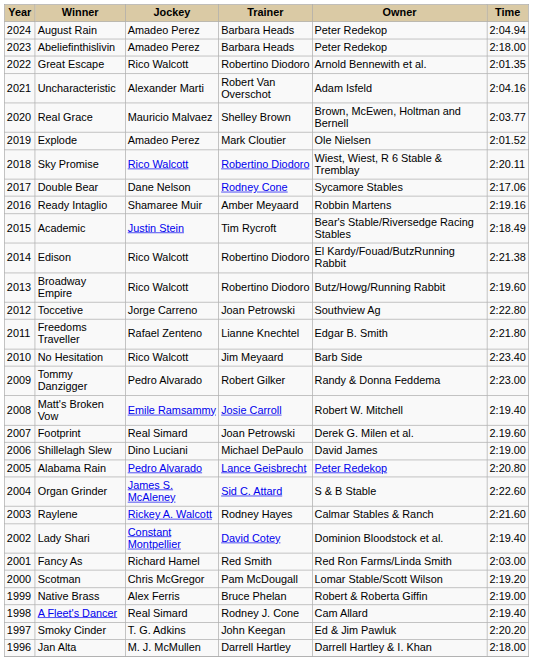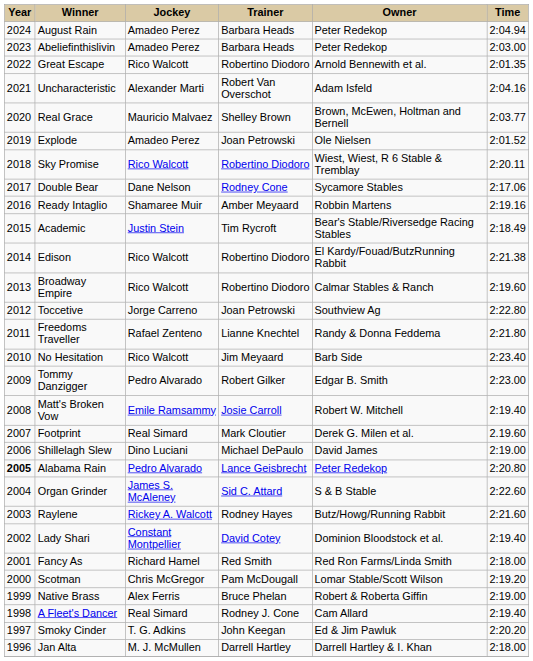(508, 47) 2:18.00 -> (508, 47) 2:03.00
(253, 141) Mark Cloutier -> (258, 141) Joan Petrowski
(380, 287) Butz/Howg/Running Rabbit -> (374, 287) Calmar Stables & Ranch
(351, 334) Edgar B. Smith -> (377, 334) Randy & Donna Feddema
(377, 381) Randy & Donna Feddema -> (351, 381) Edgar B. Smith
(258, 433) Joan Petrowski -> (253, 433) Mark Cloutier
(19, 468) normal -> (19, 468) bold
(374, 515) Calmar Stables & Ranch -> (380, 515) Butz/Howg/Running Rabbit
(508, 561) 2:03.00 -> (508, 561) 2:18.00
